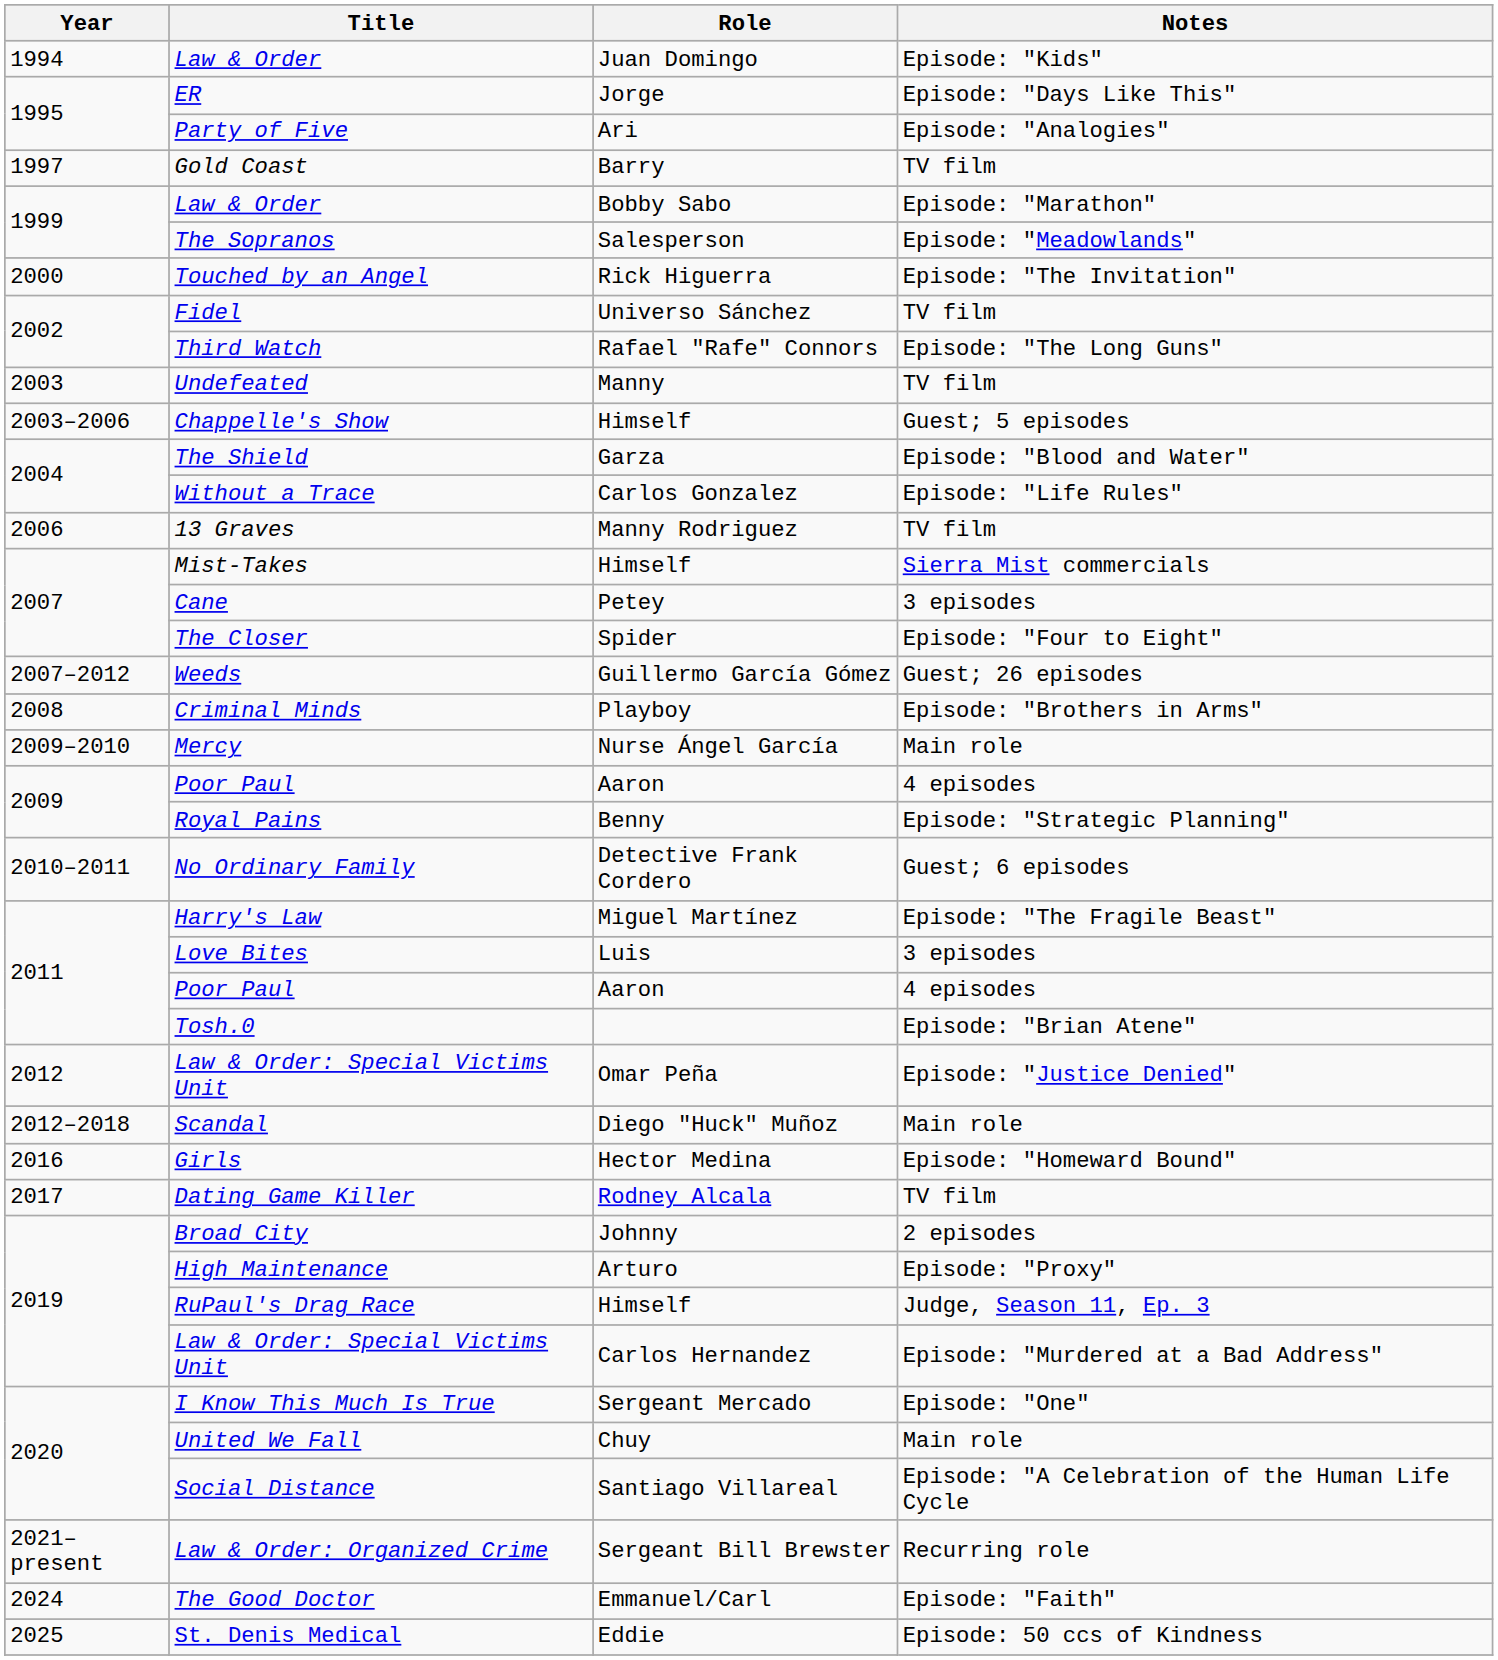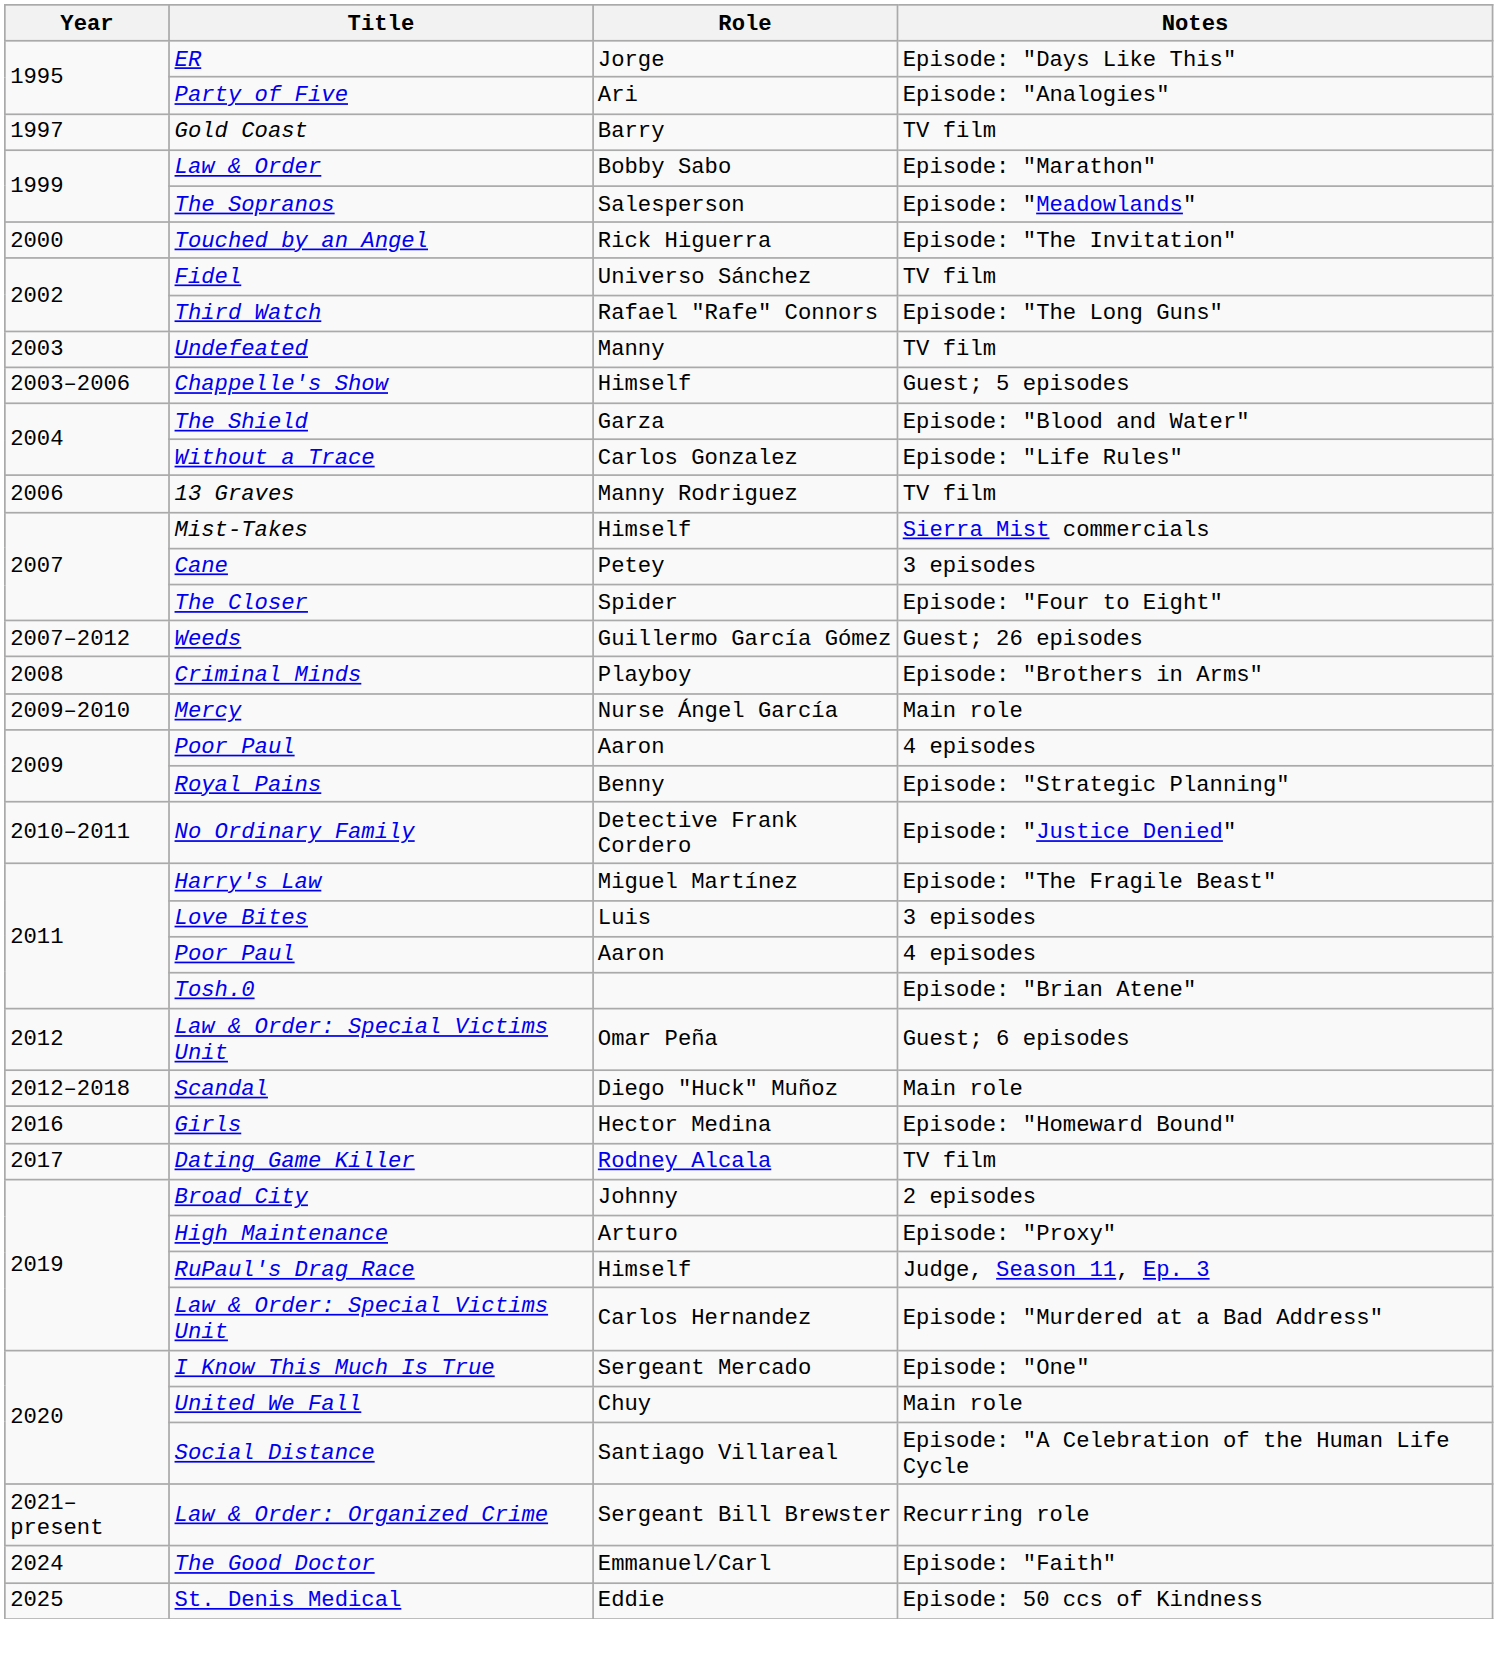- row: (37, 59)
(1016, 869) Guest; 6 episodes -> (1070, 833) Episode: "Justice Denied"
(1070, 1076) Episode: "Justice Denied" -> (1016, 1040) Guest; 6 episodes
